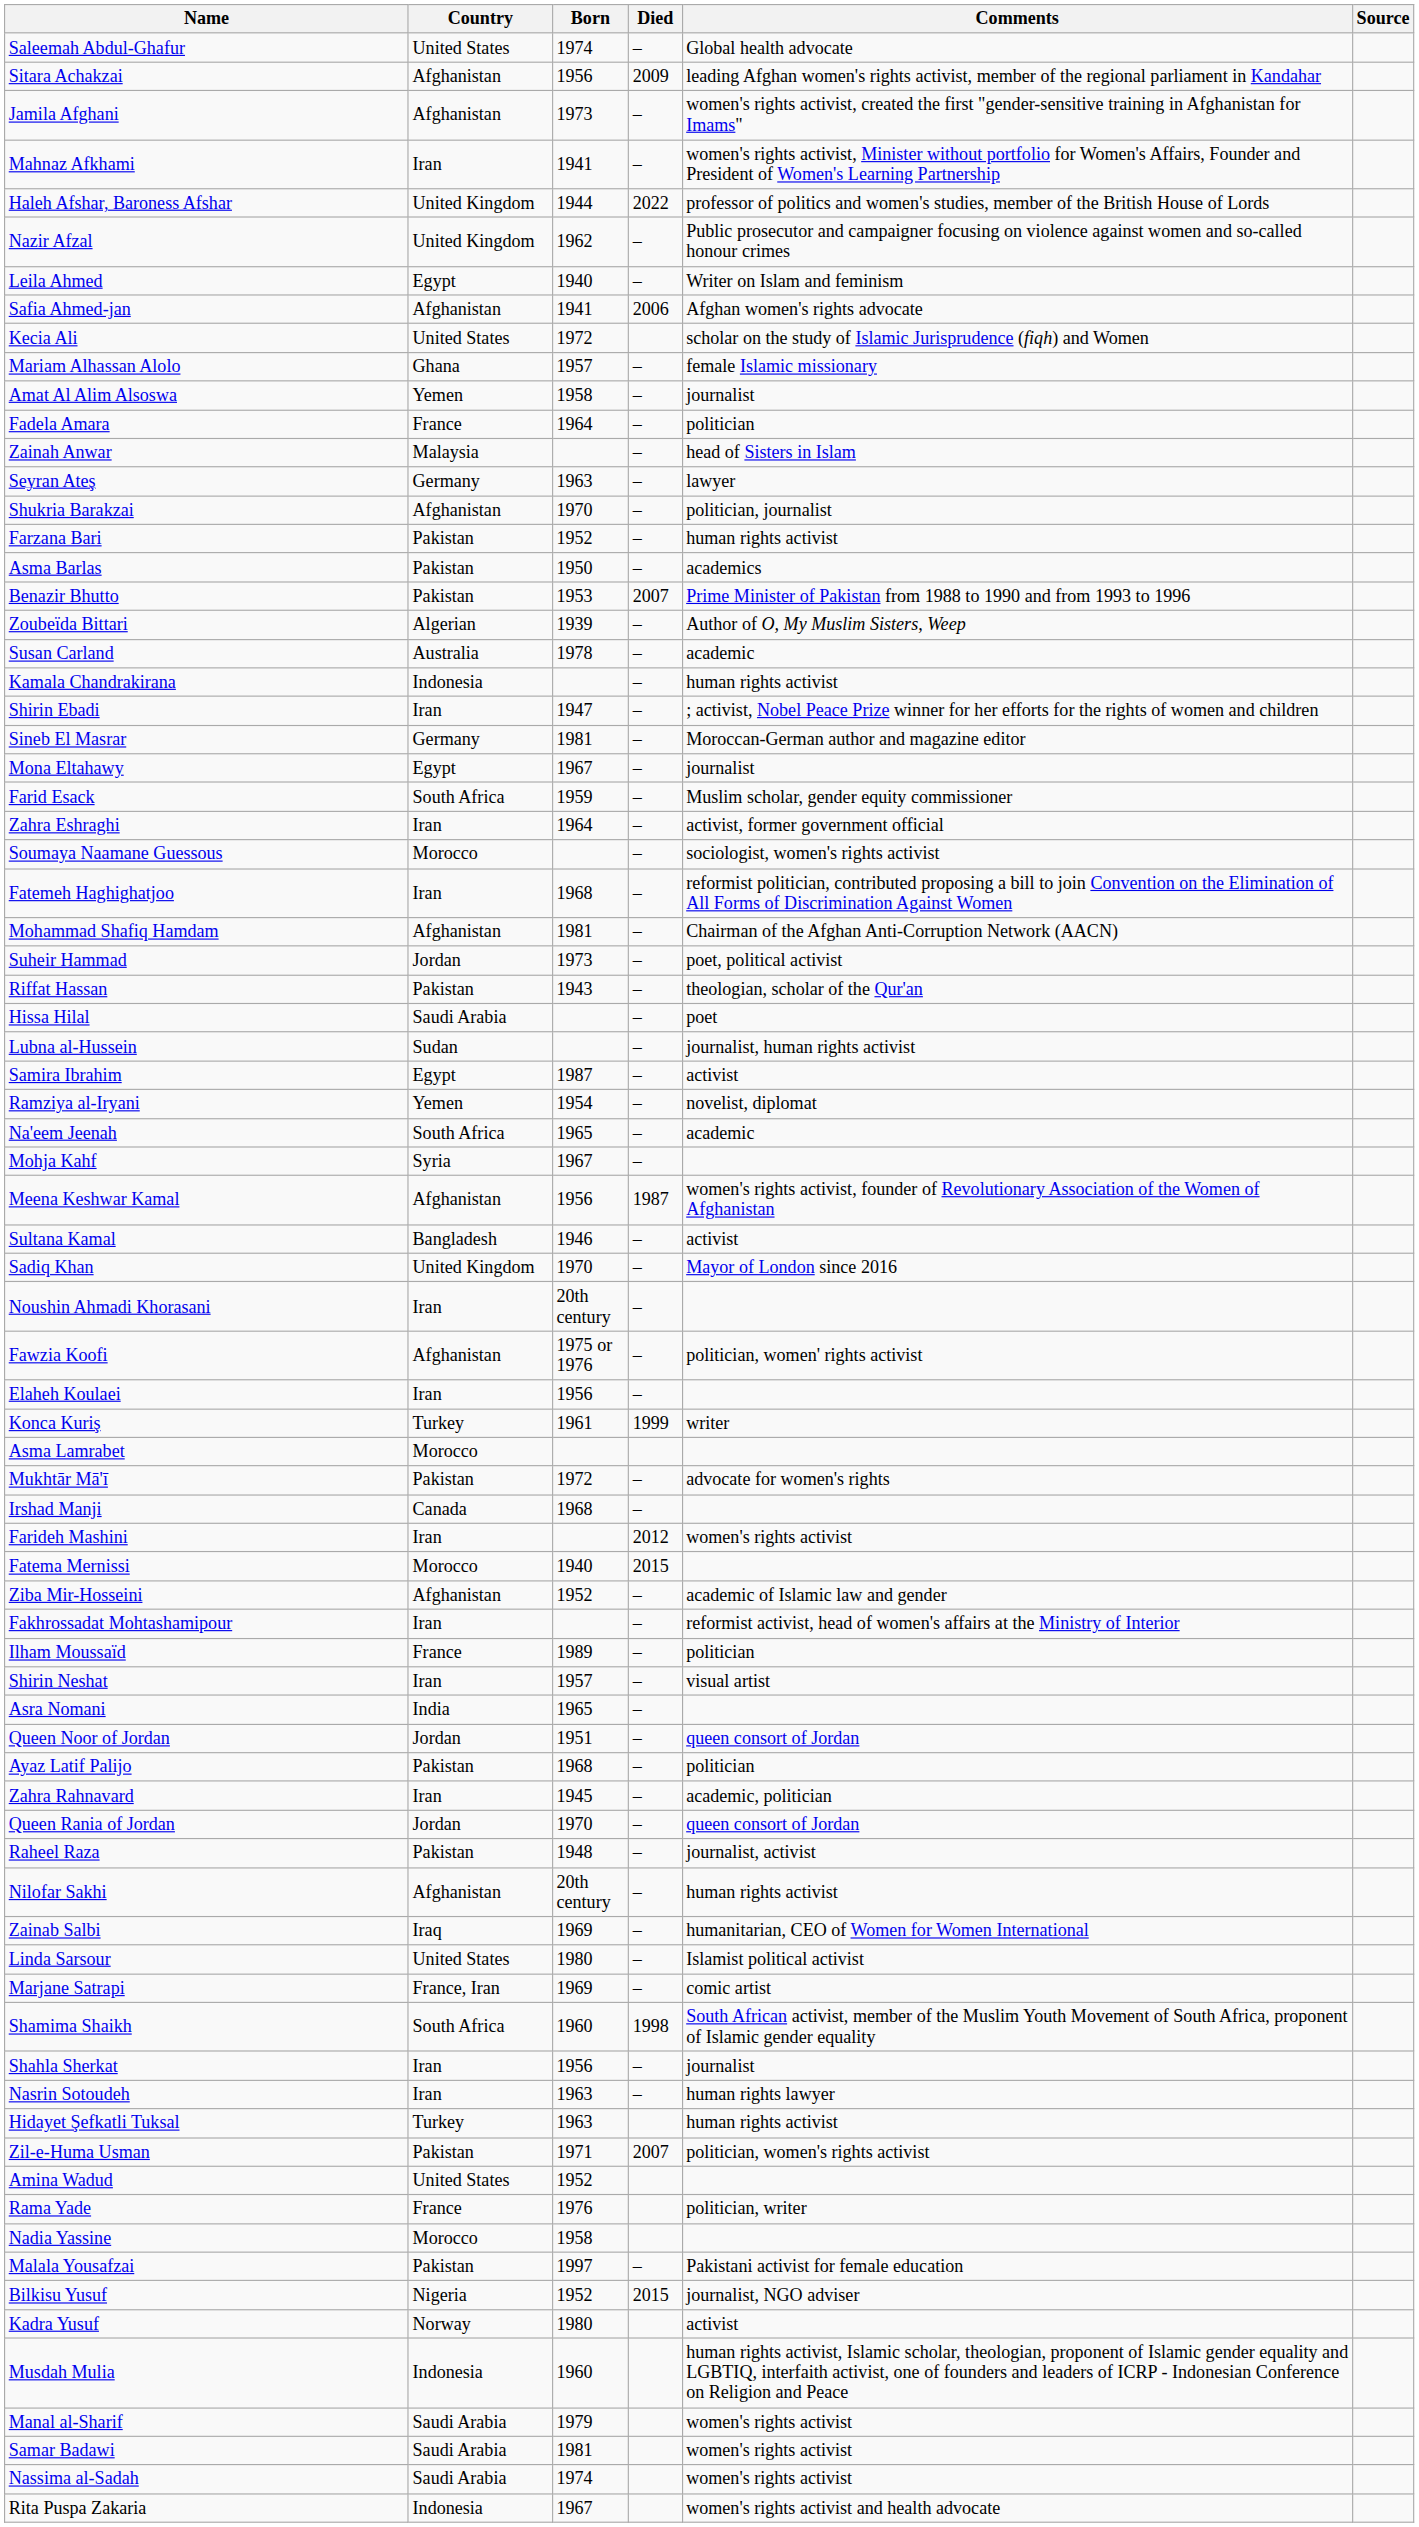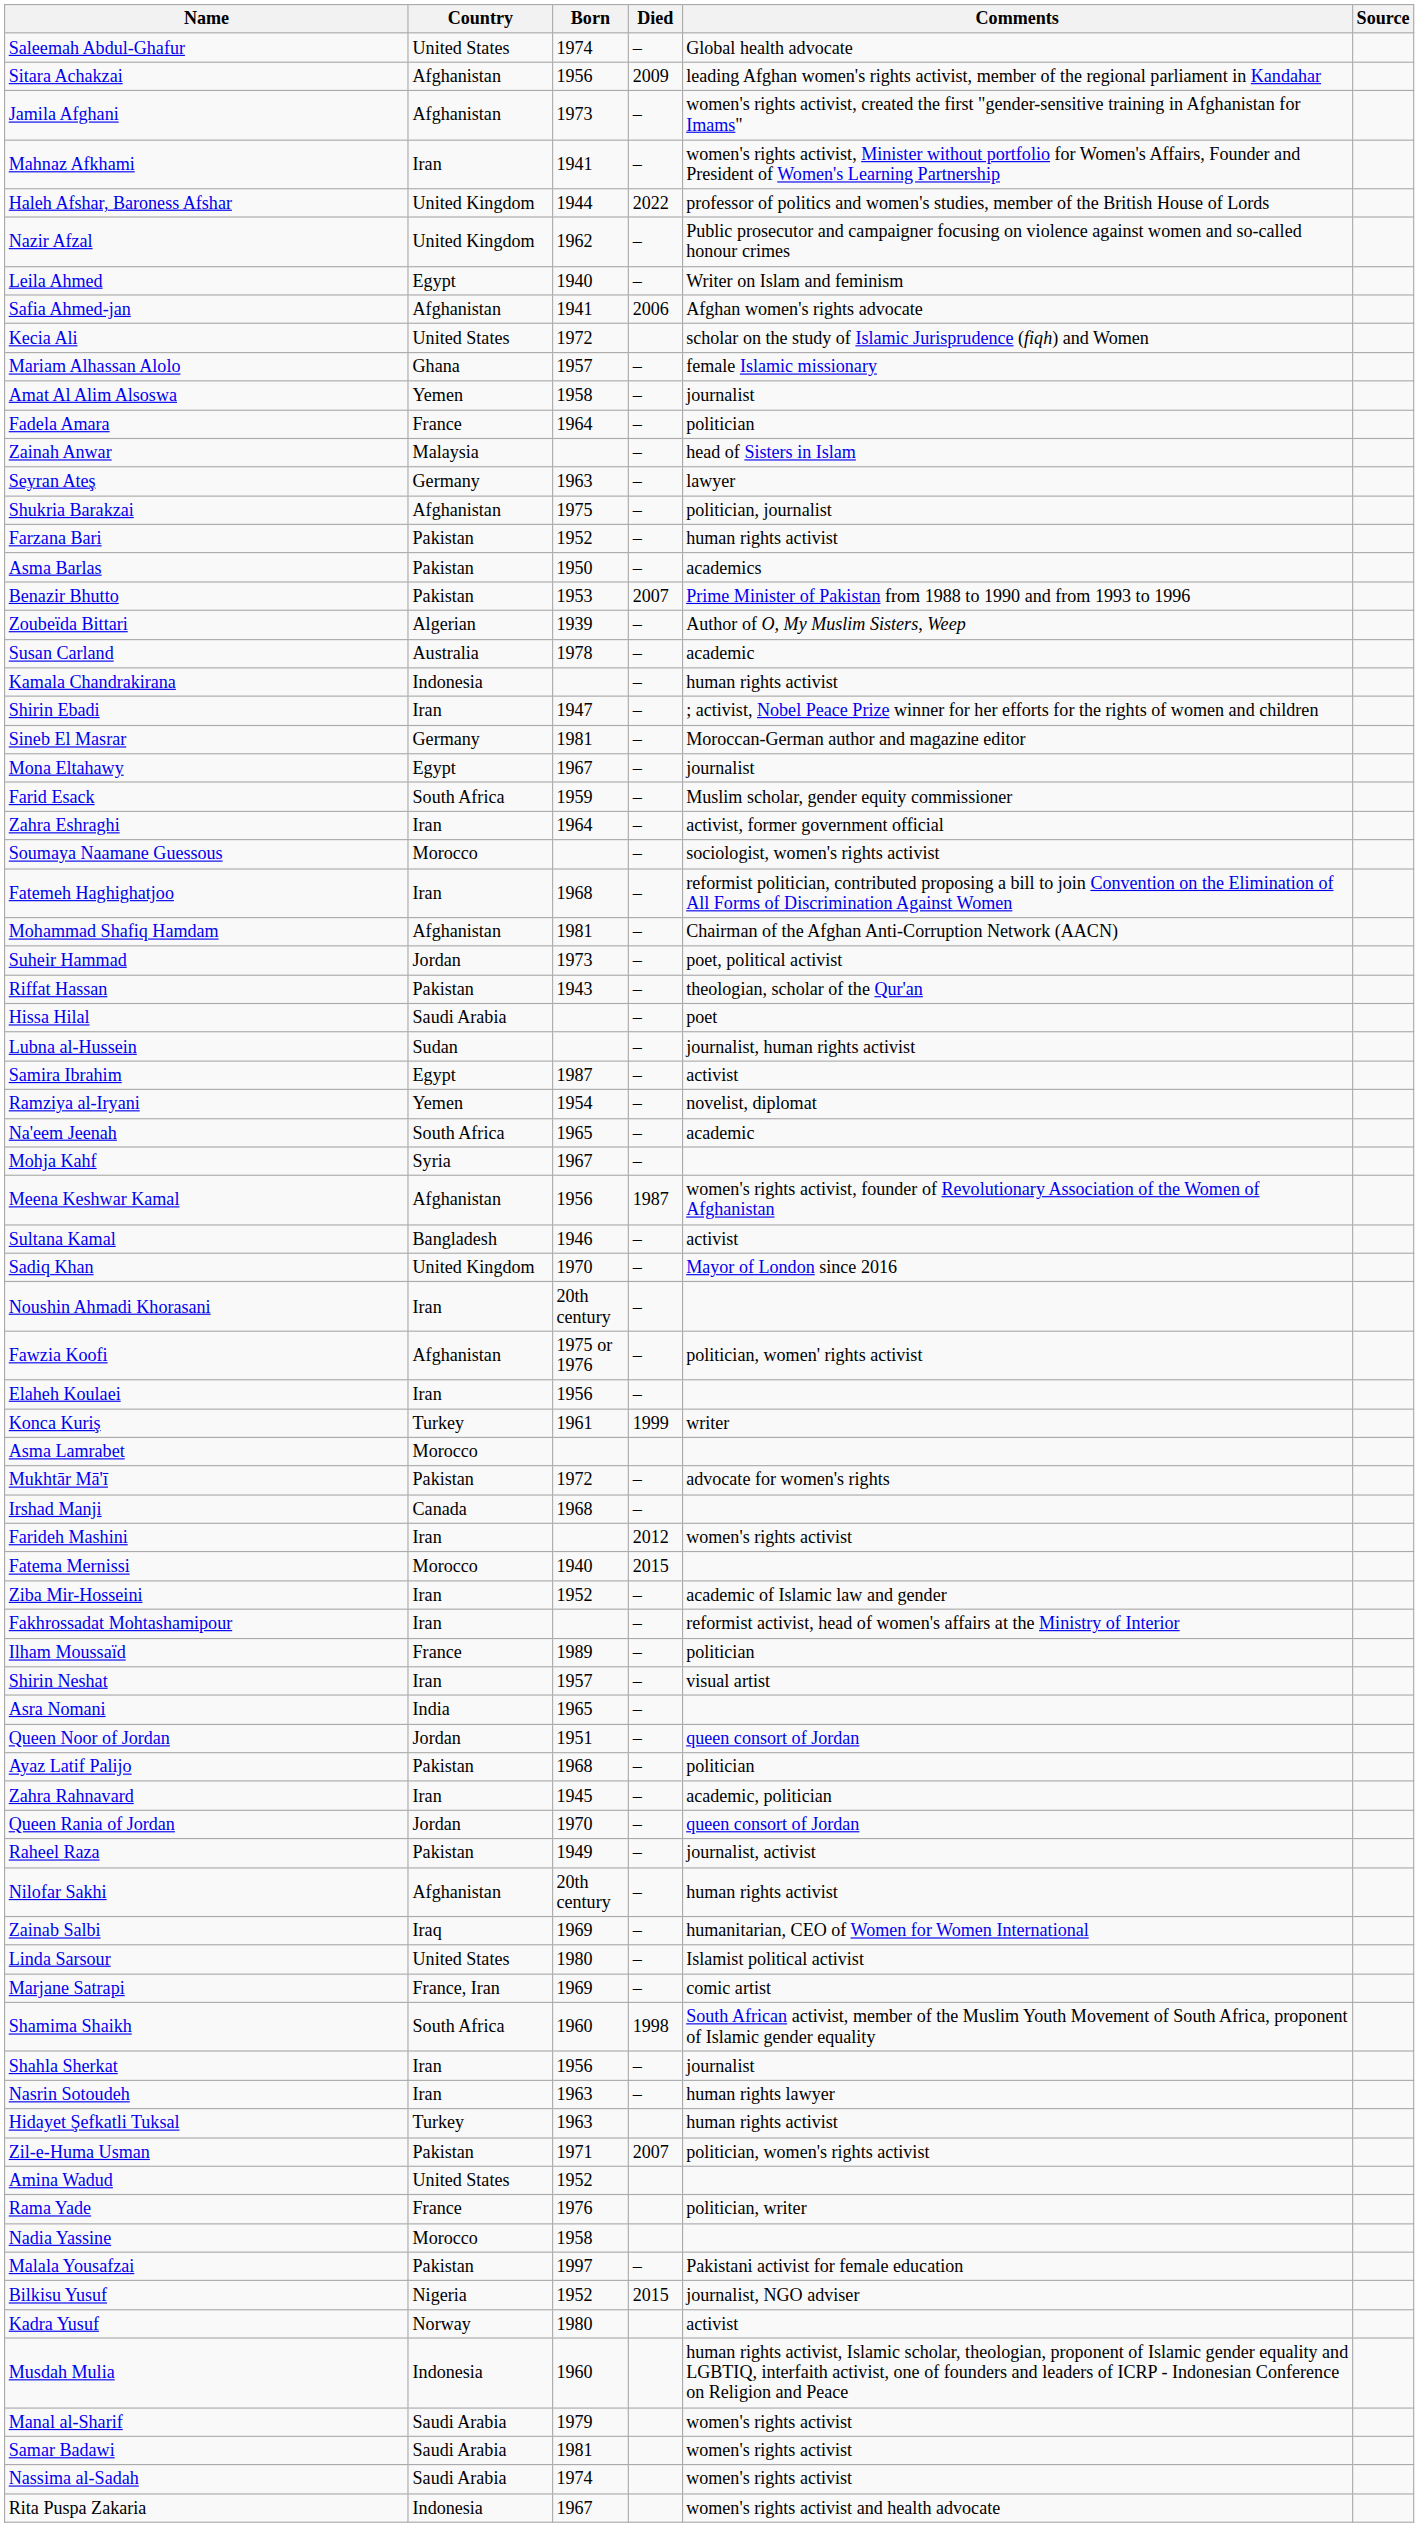(575, 509) 1970 -> (575, 509) 1975
(457, 1594) Afghanistan -> (427, 1594) Iran
(575, 1852) 1948 -> (575, 1852) 1949
